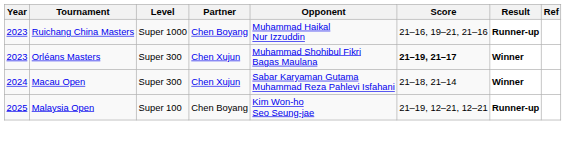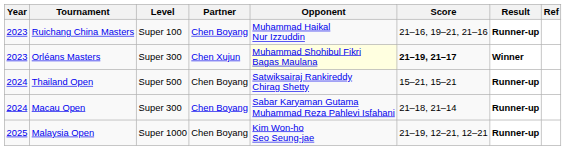(163, 32) Super 1000 -> (160, 32) Super 100
(307, 57) no background -> (307, 57) lightyellow background
+ row: (62, 82)
(216, 82) Chen Xujun -> (220, 108) Chen Boyang
(508, 82) Winner -> (516, 108) Runner-up
(160, 108) Super 100 -> (163, 133) Super 1000
